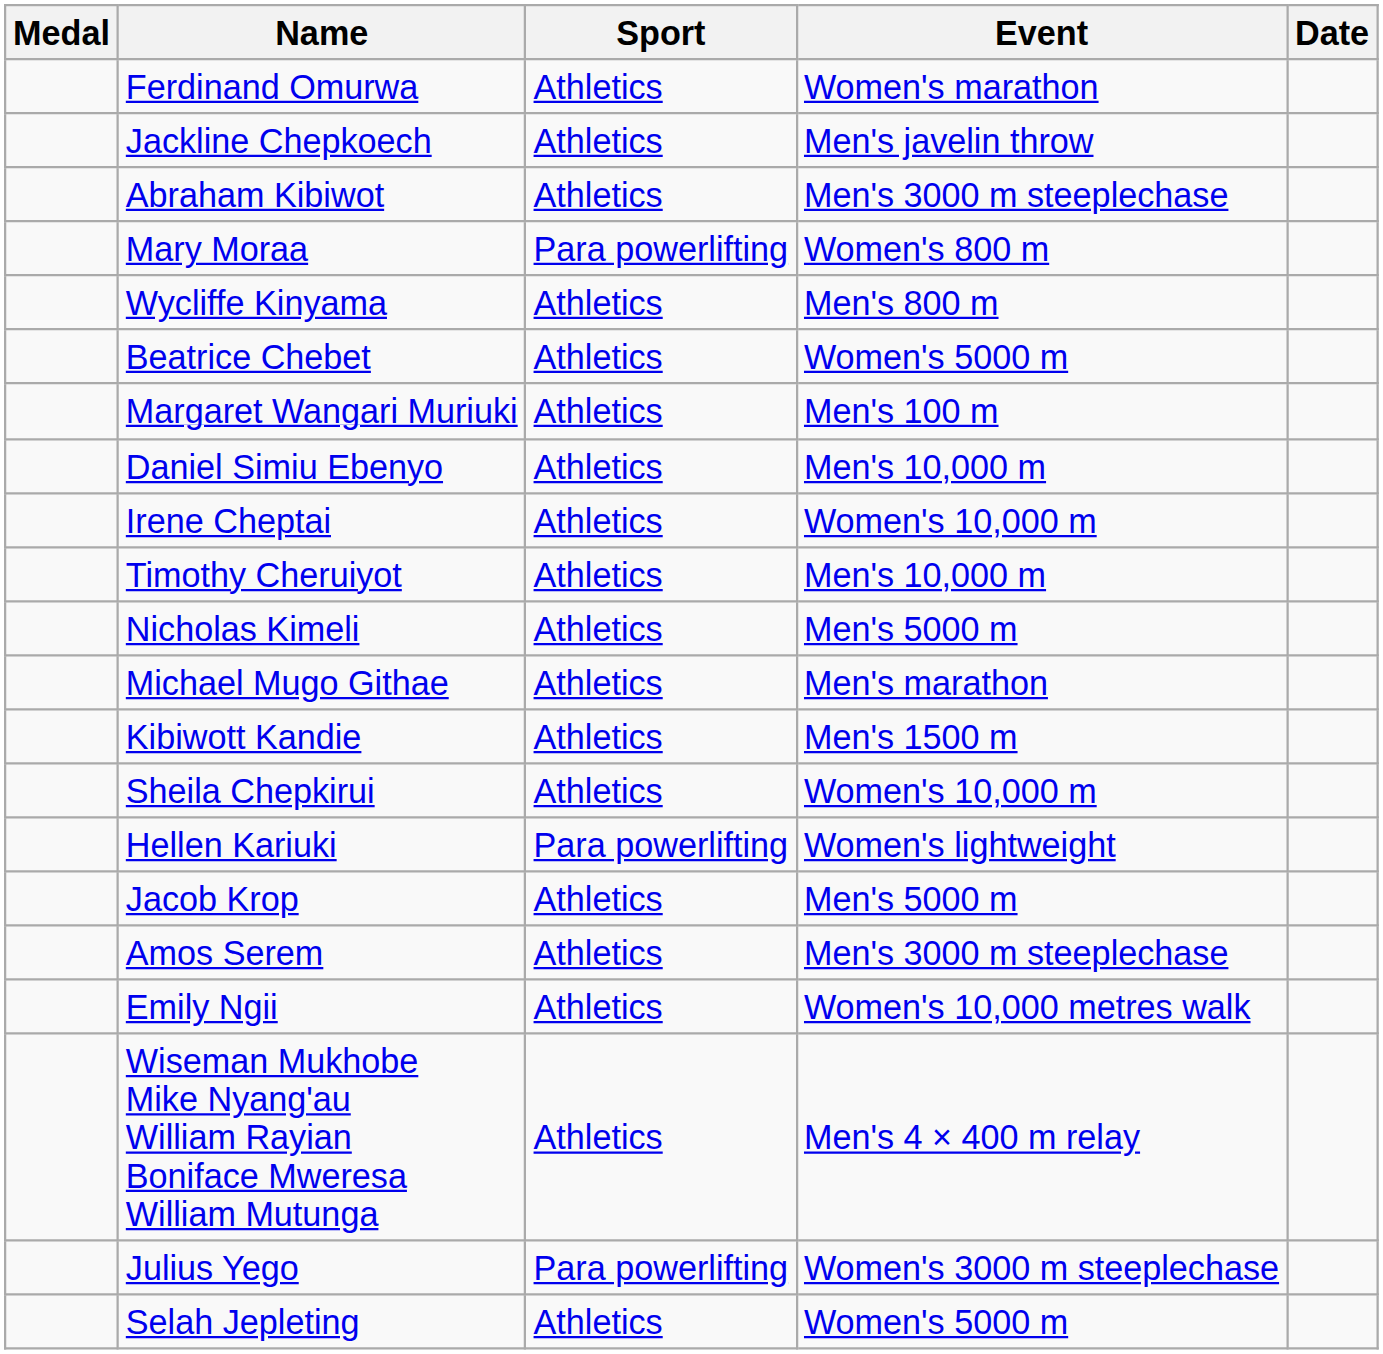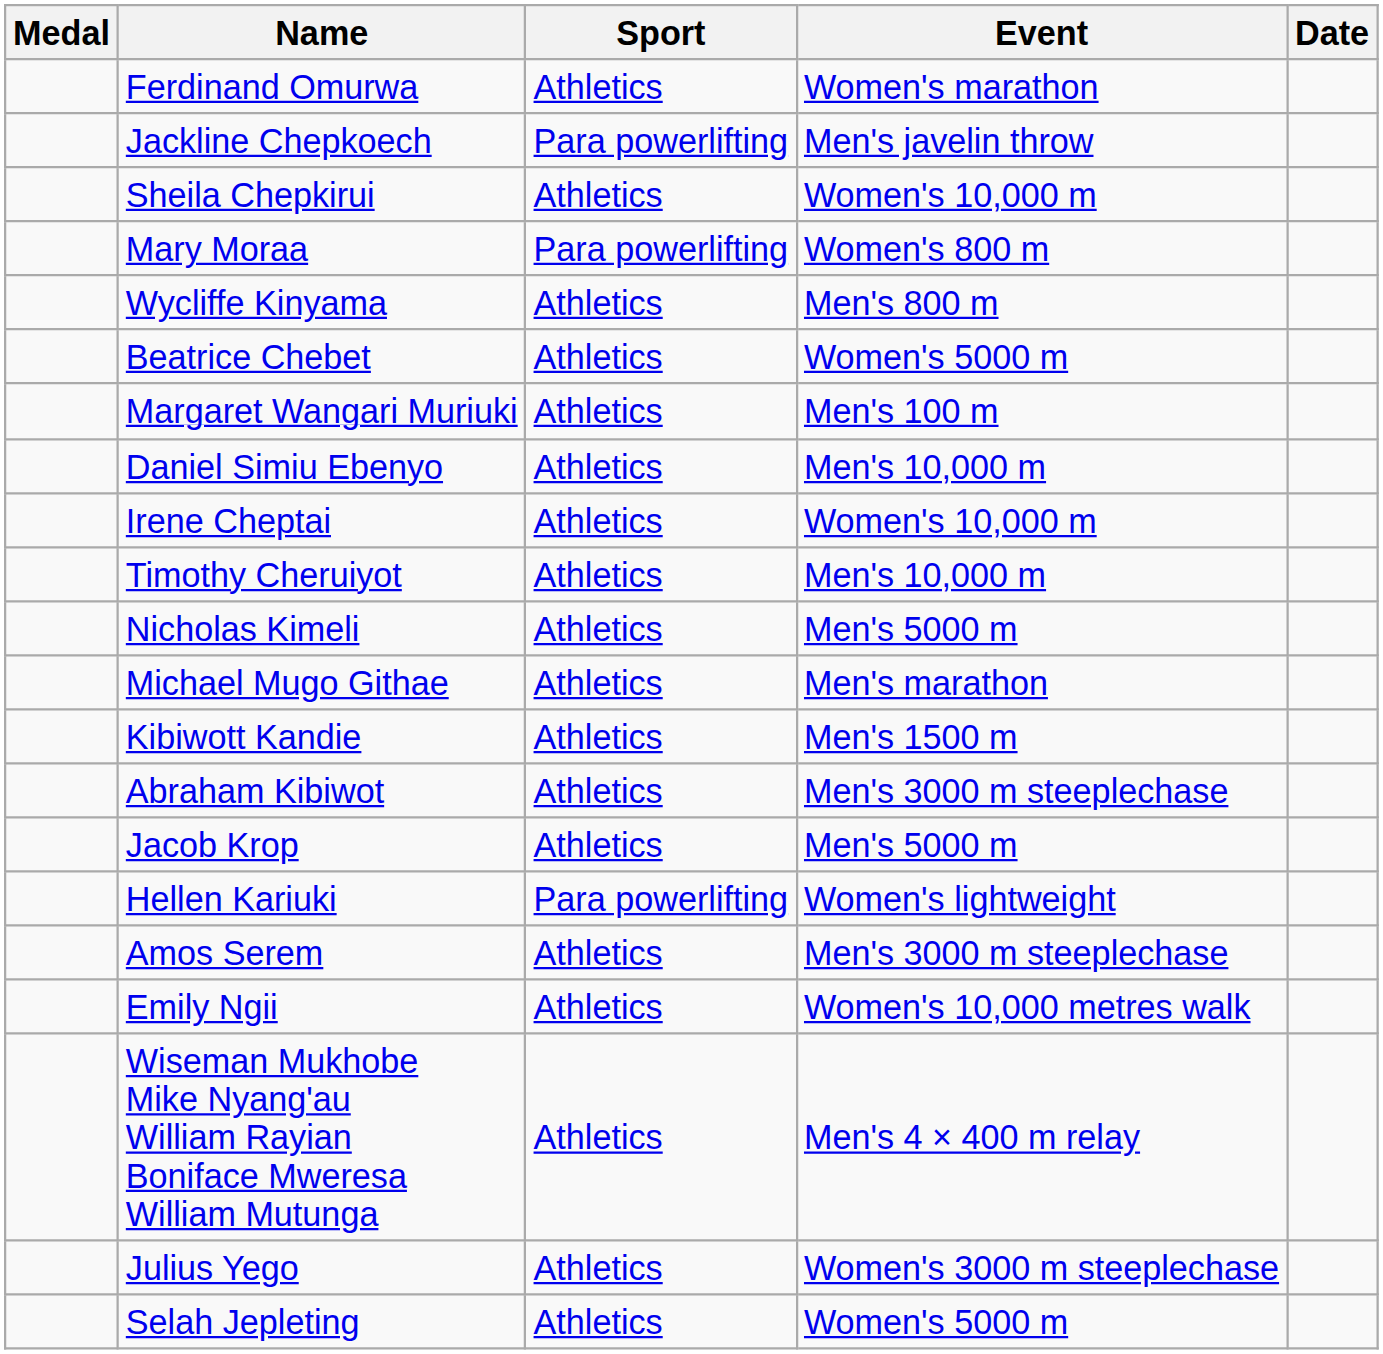(598, 141) Athletics -> (661, 141) Para powerlifting
rows swapped: (255, 195) <-> (250, 790)
rows swapped: (231, 844) <-> (212, 899)
(661, 1268) Para powerlifting -> (598, 1268) Athletics
